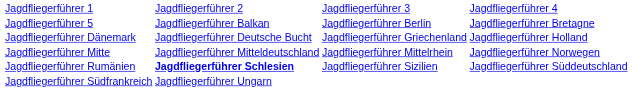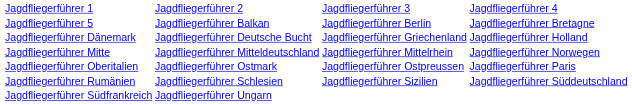+ row: (72, 67)
(224, 67) bold -> (219, 81) normal
